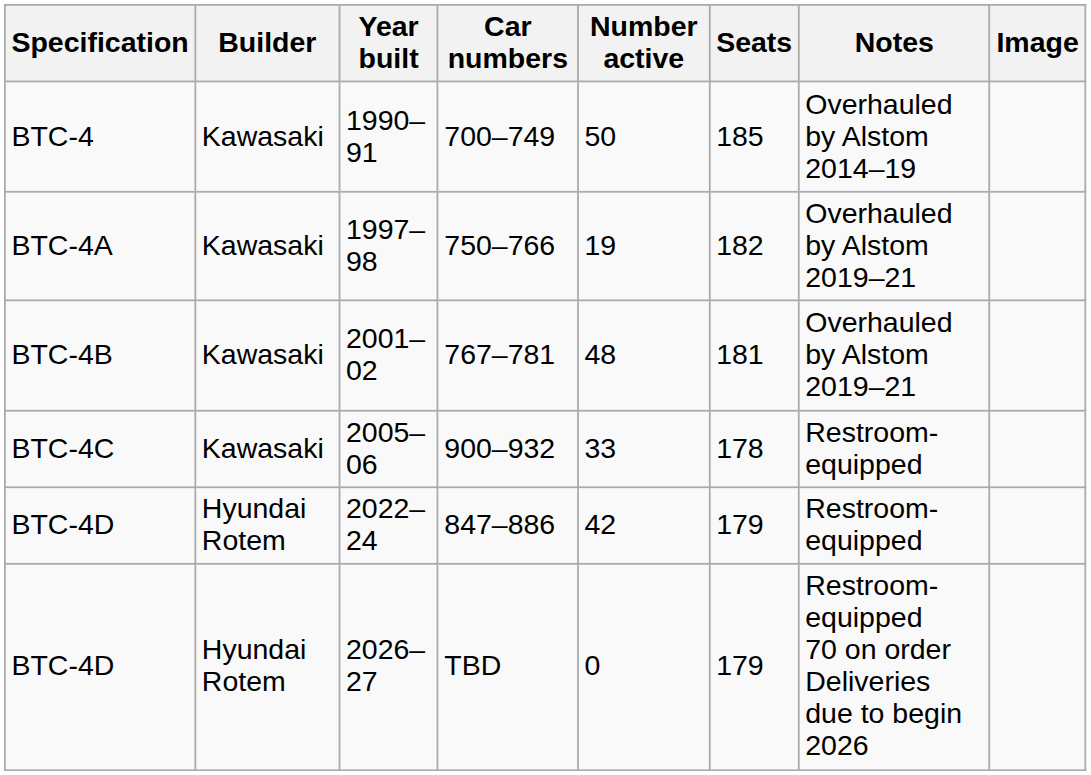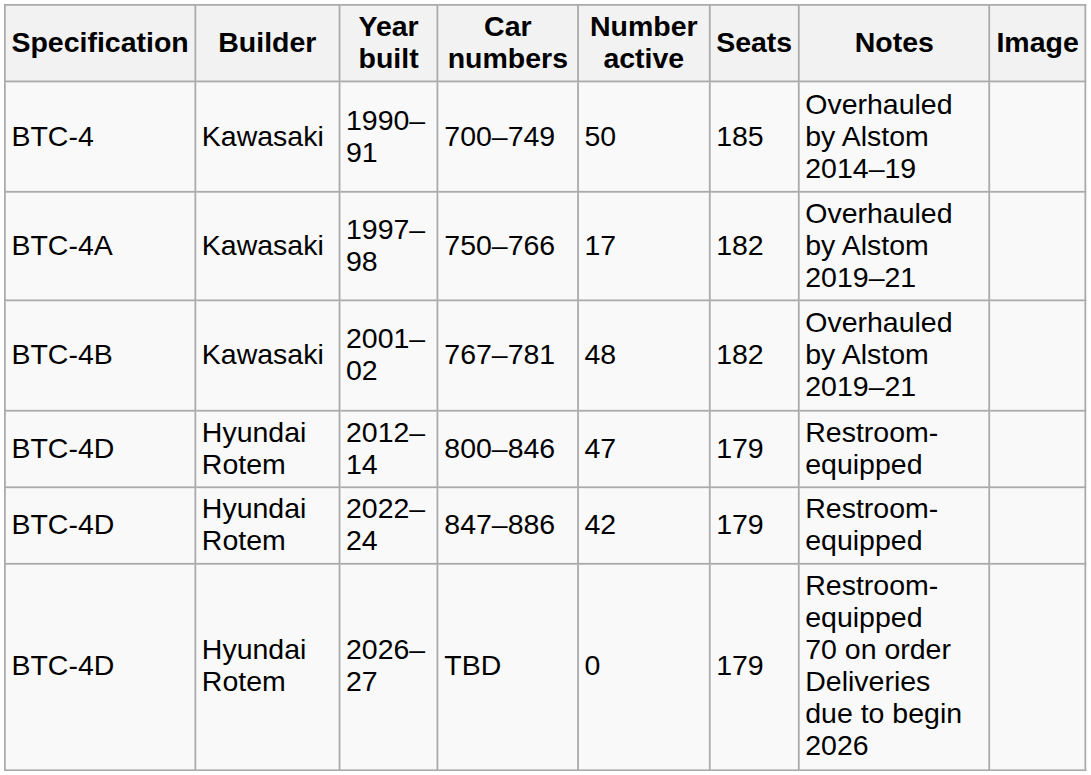(600, 245) 19 -> (600, 245) 17
(740, 354) 181 -> (740, 354) 182
- row: (386, 448)
+ row: (386, 448)
